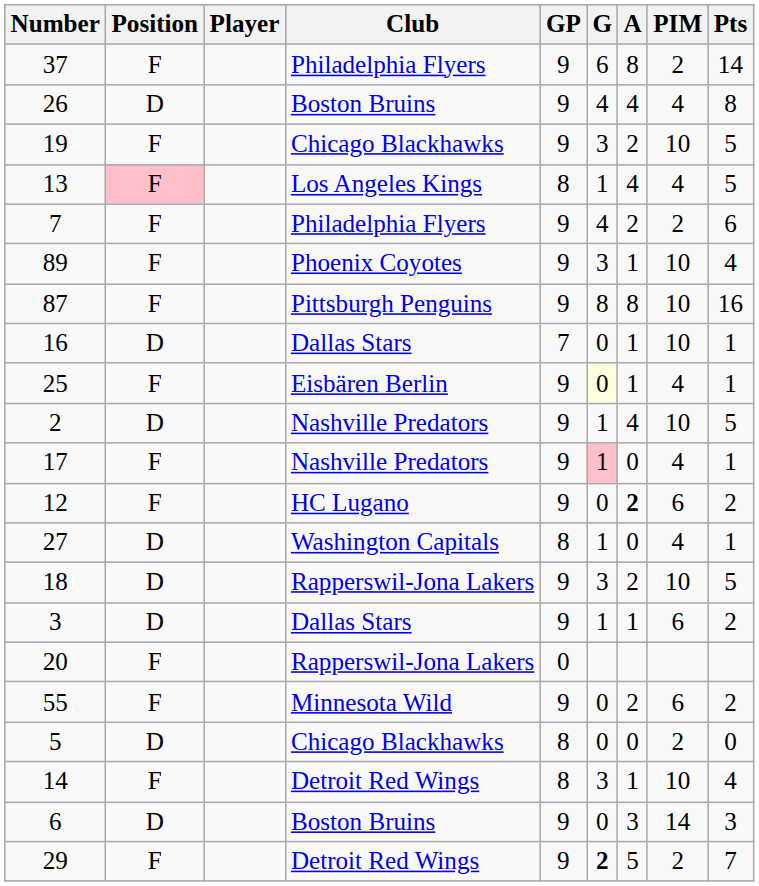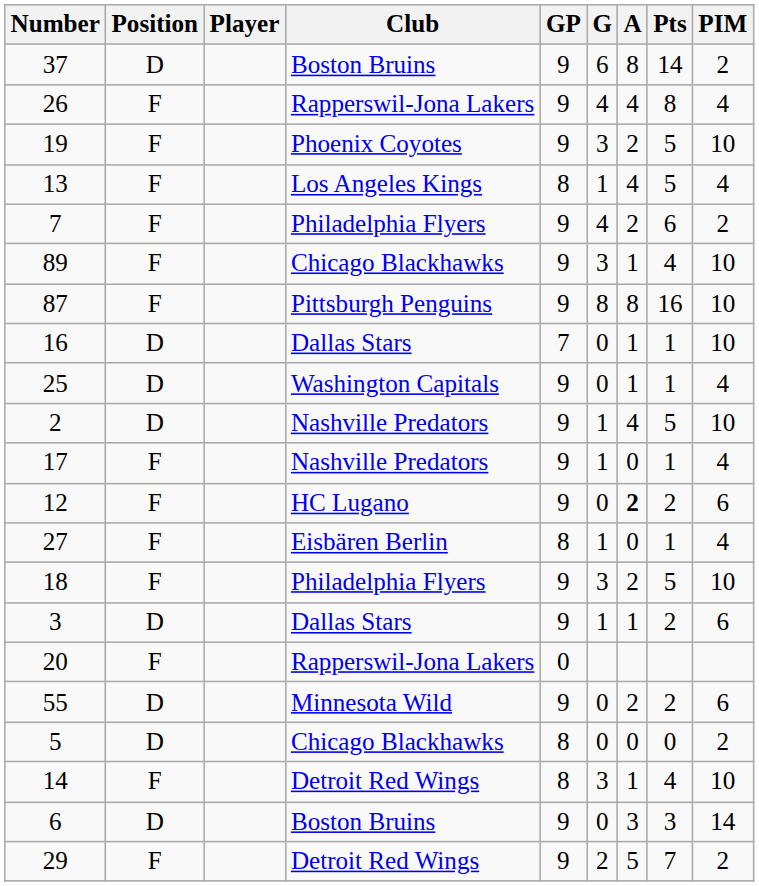columns swapped: (730, 24) <-> (678, 24)
(155, 64) F -> (155, 64) D
(388, 64) Philadelphia Flyers -> (363, 64) Boston Bruins
(155, 104) D -> (155, 104) F
(363, 104) Boston Bruins -> (413, 104) Rapperswil-Jona Lakers
(397, 143) Chicago Blackhawks -> (376, 143) Phoenix Coyotes
(155, 183) pink background -> (155, 183) no background
(376, 263) Phoenix Coyotes -> (397, 263) Chicago Blackhawks
(155, 382) F -> (155, 382) D
(369, 382) Eisbären Berlin -> (395, 382) Washington Capitals
(602, 382) lightyellow background -> (602, 382) no background
(602, 462) pink background -> (602, 462) no background
(155, 542) D -> (155, 542) F
(395, 542) Washington Capitals -> (369, 542) Eisbären Berlin
(155, 582) D -> (155, 582) F
(413, 582) Rapperswil-Jona Lakers -> (388, 582) Philadelphia Flyers
(155, 701) F -> (155, 701) D
(602, 861) bold -> (602, 861) normal
